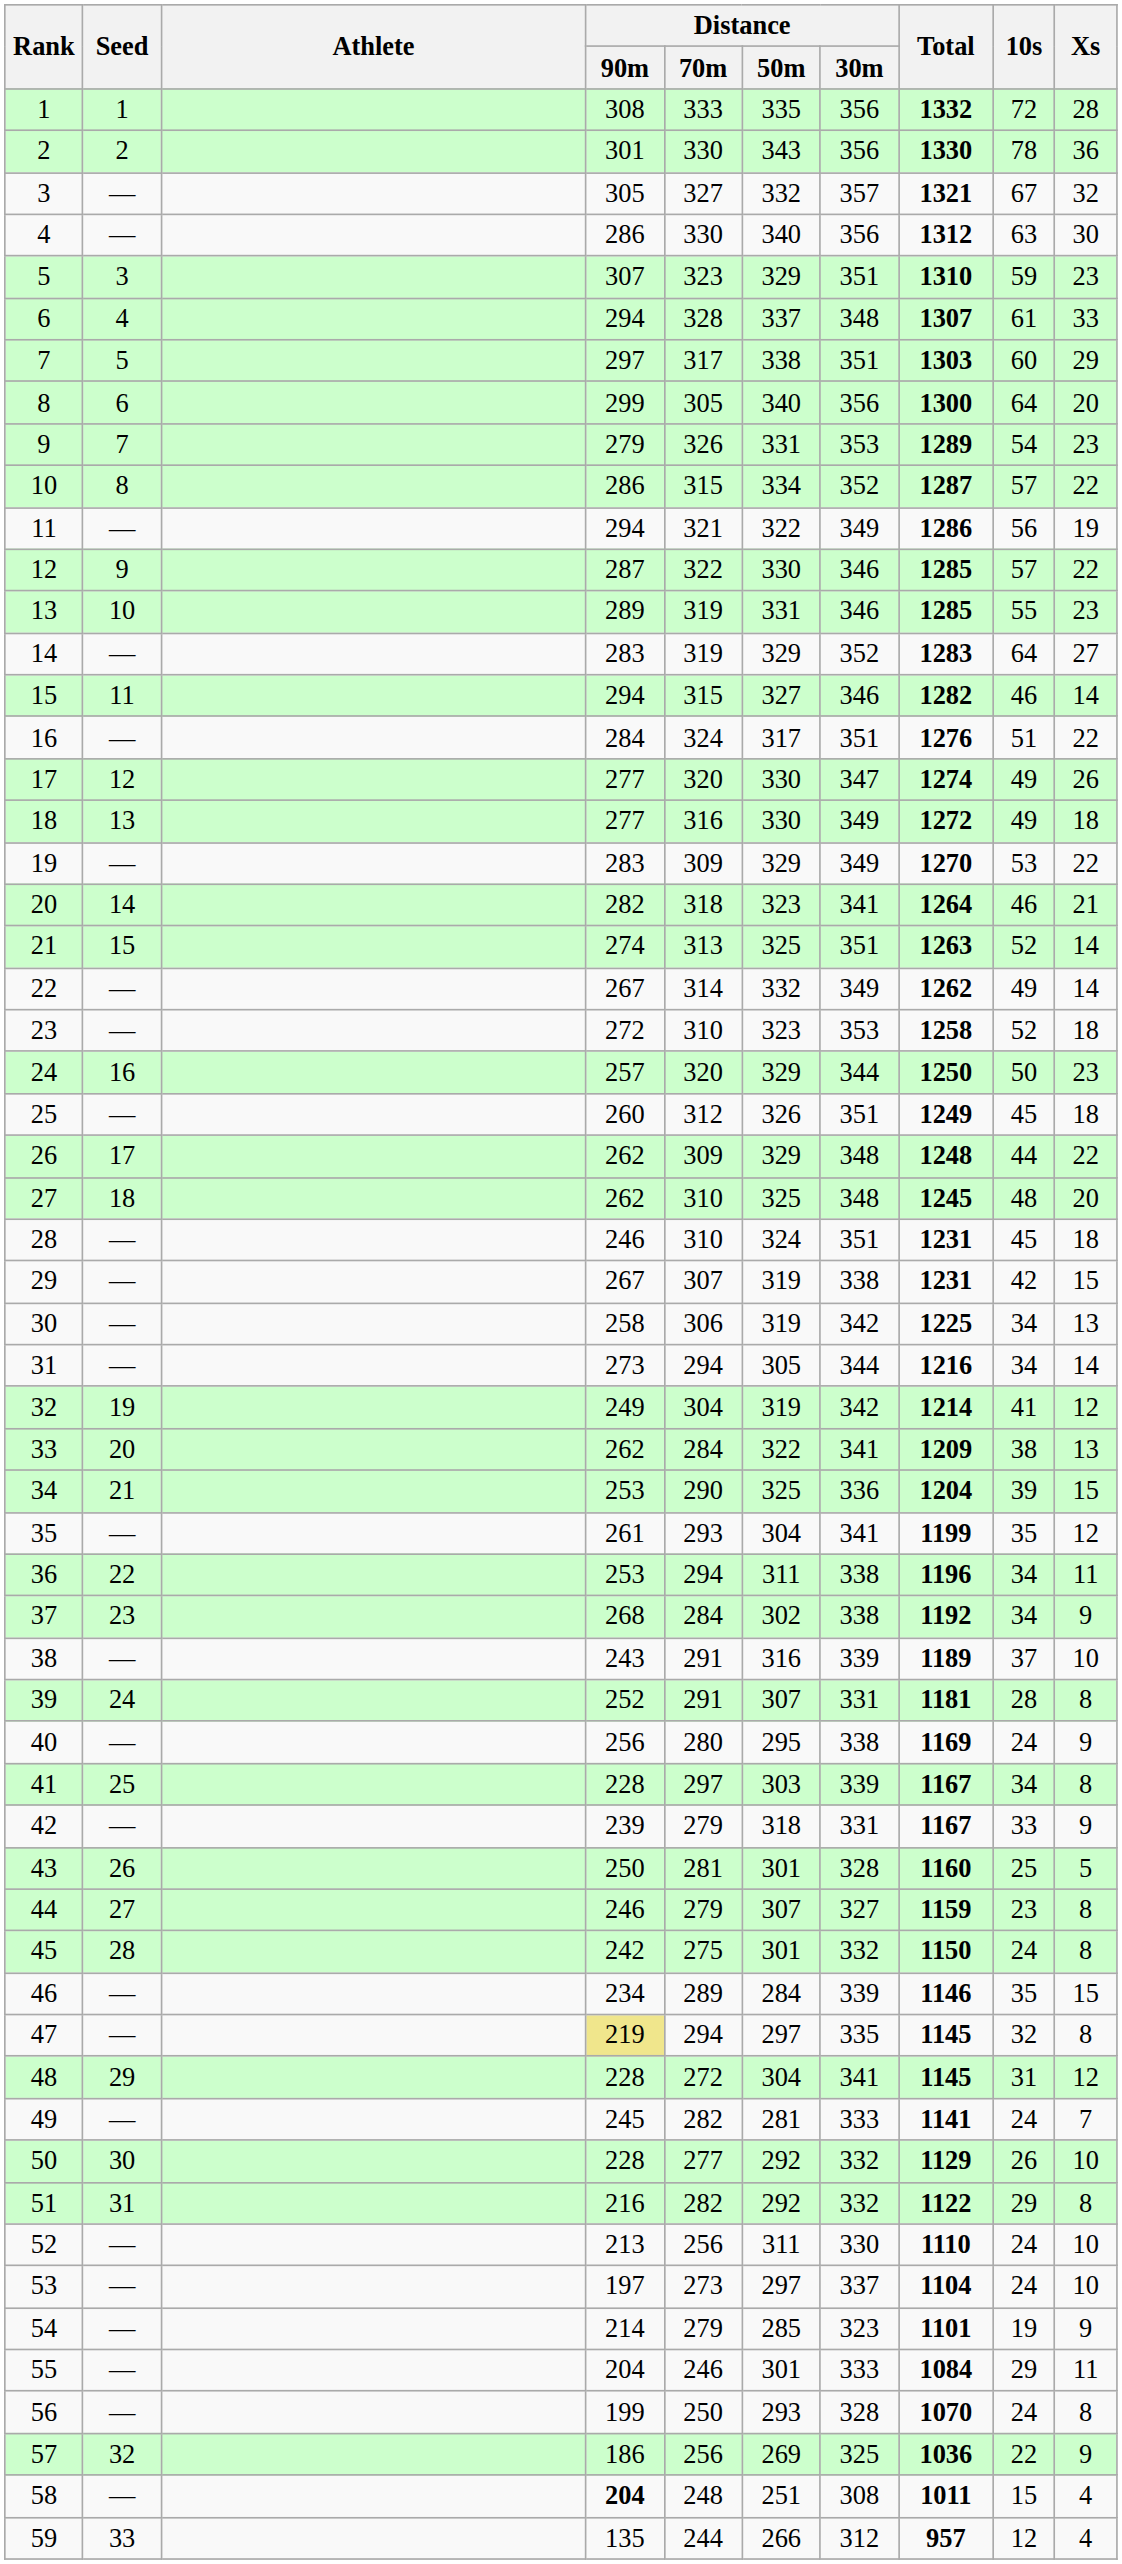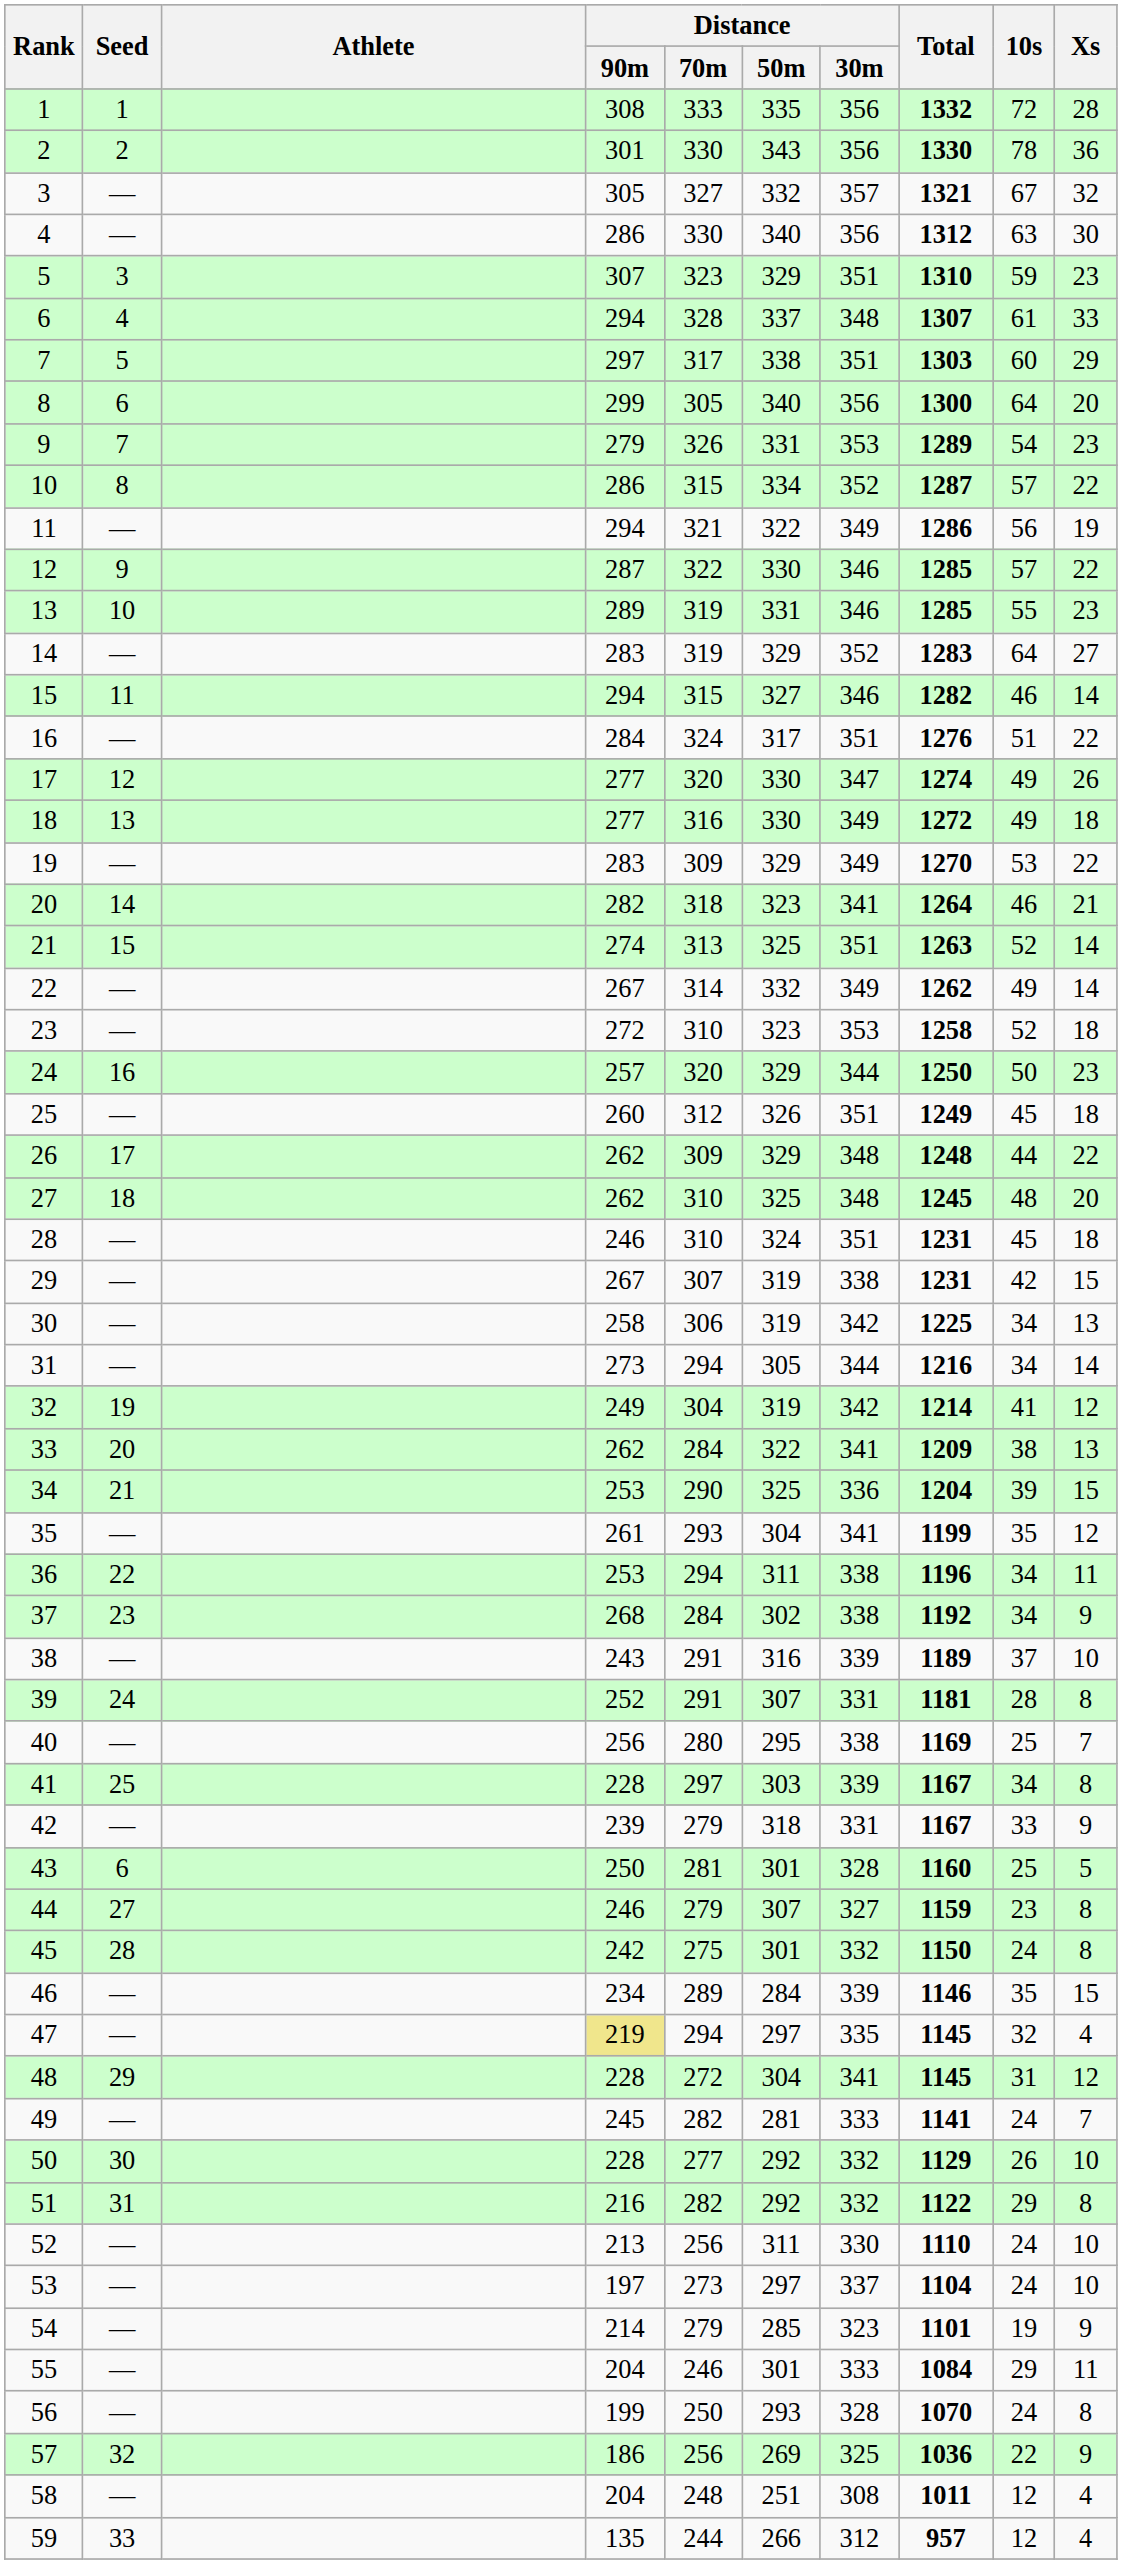(1024, 1742) 24 -> (1024, 1742) 25
(1086, 1742) 9 -> (1086, 1742) 7
(122, 1867) 26 -> (122, 1867) 6
(1086, 2035) 8 -> (1086, 2035) 4
(625, 2495) bold -> (625, 2495) normal
(1024, 2495) 15 -> (1024, 2495) 12
